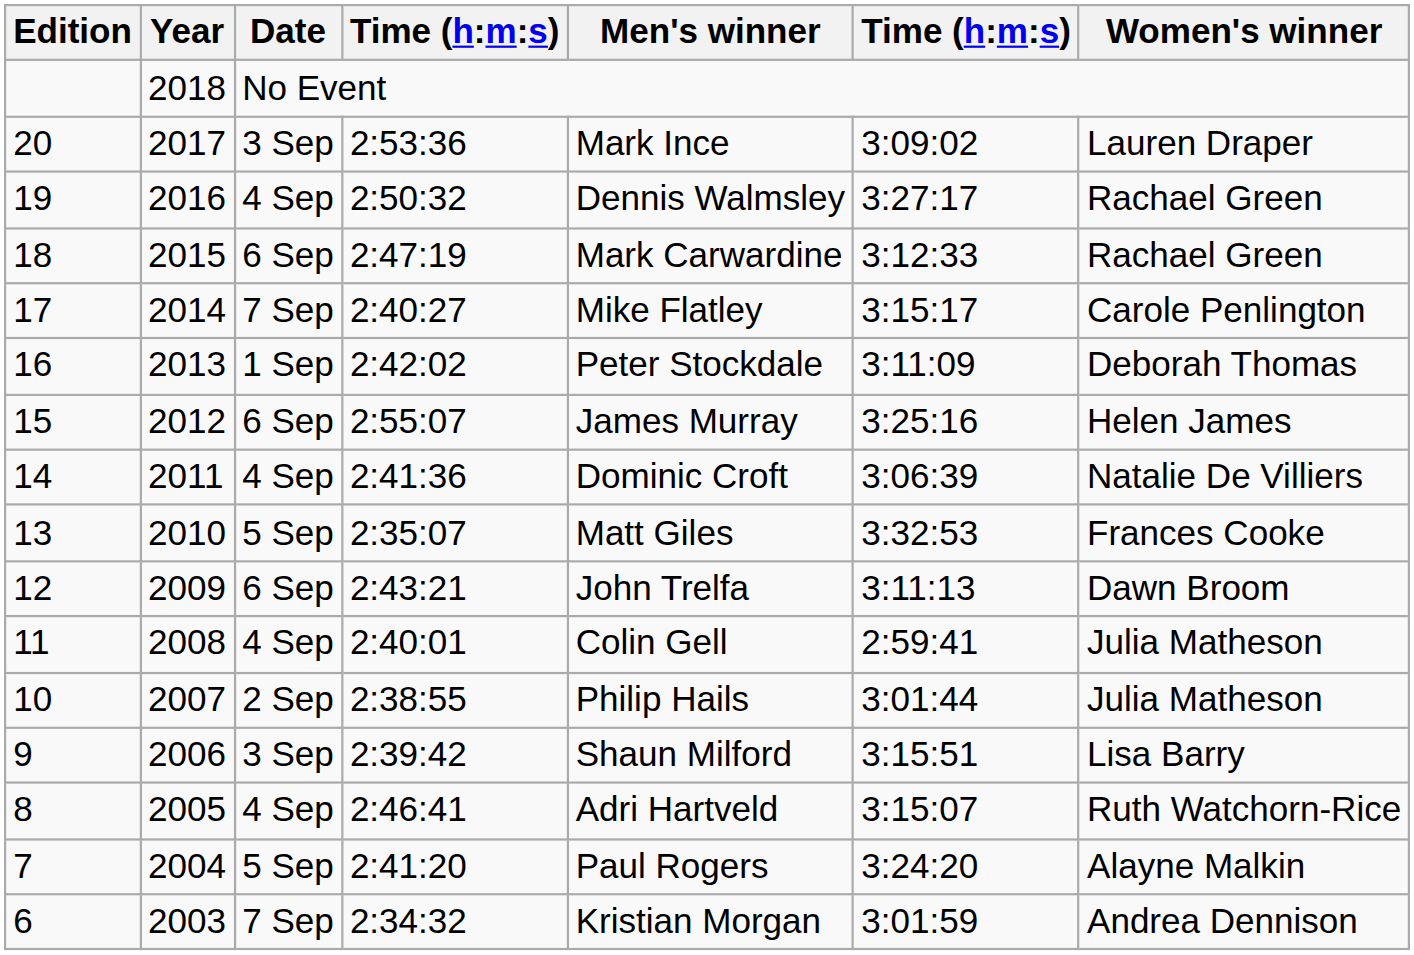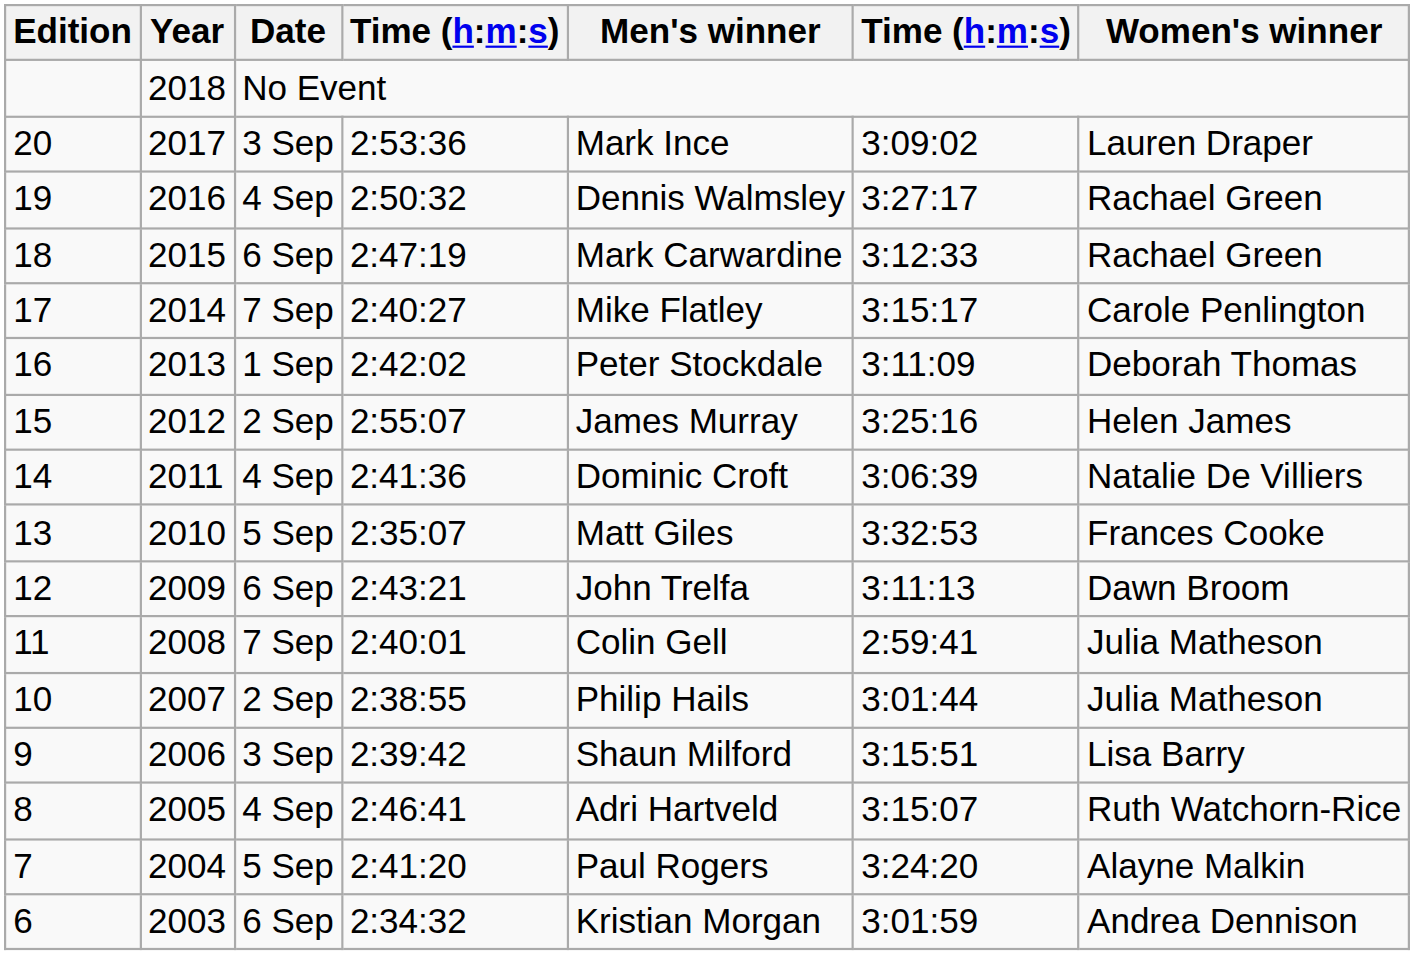(288, 421) 6 Sep -> (288, 421) 2 Sep
(288, 643) 4 Sep -> (288, 643) 7 Sep
(288, 921) 7 Sep -> (288, 921) 6 Sep
